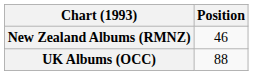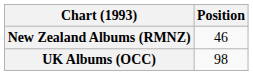(221, 59) 88 -> (221, 59) 98
